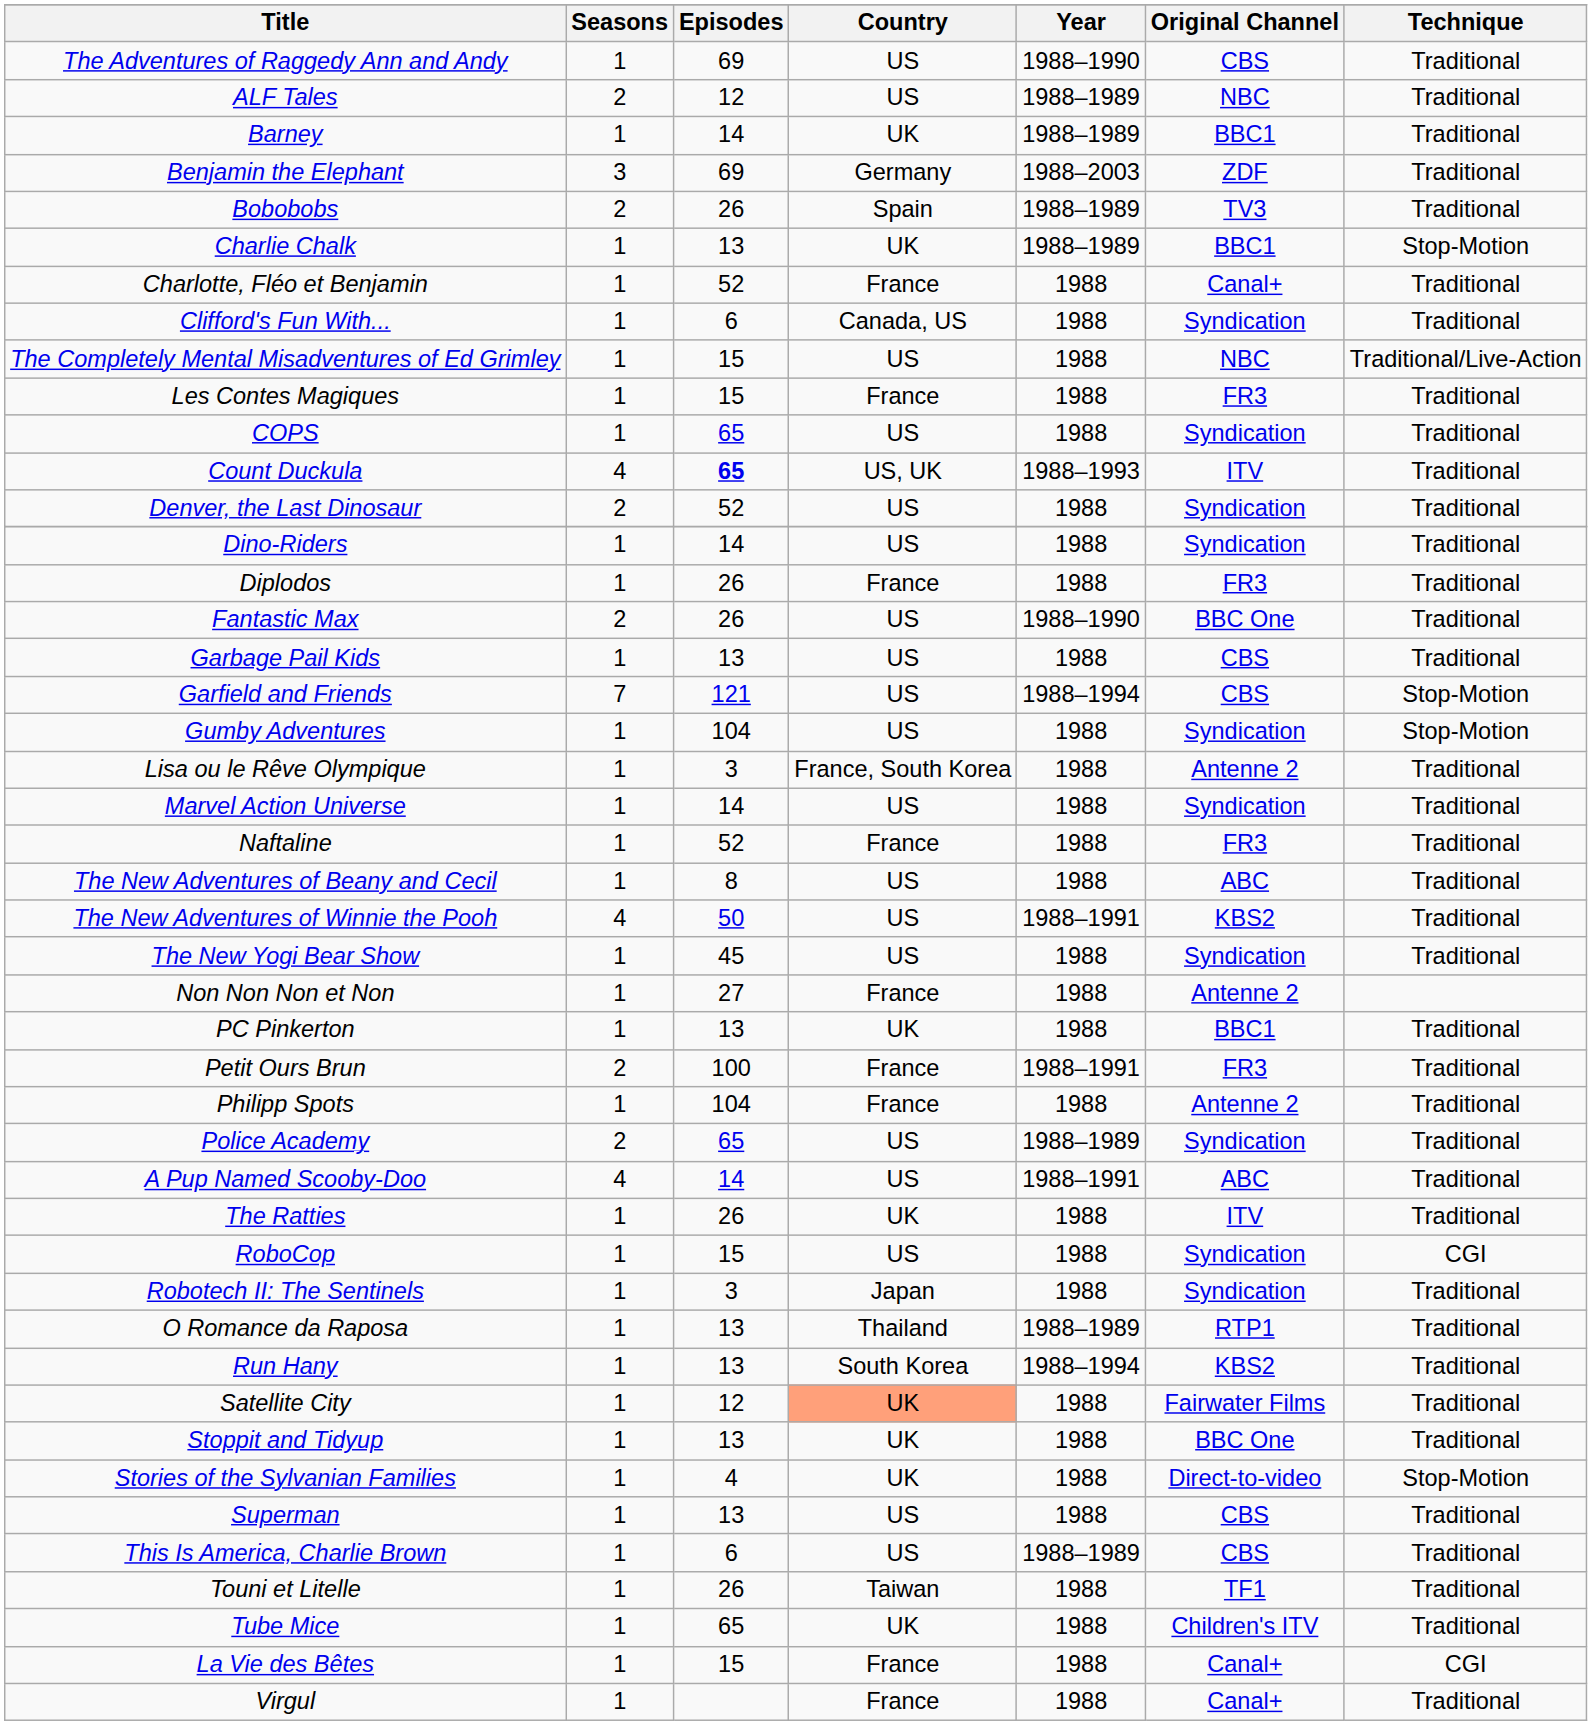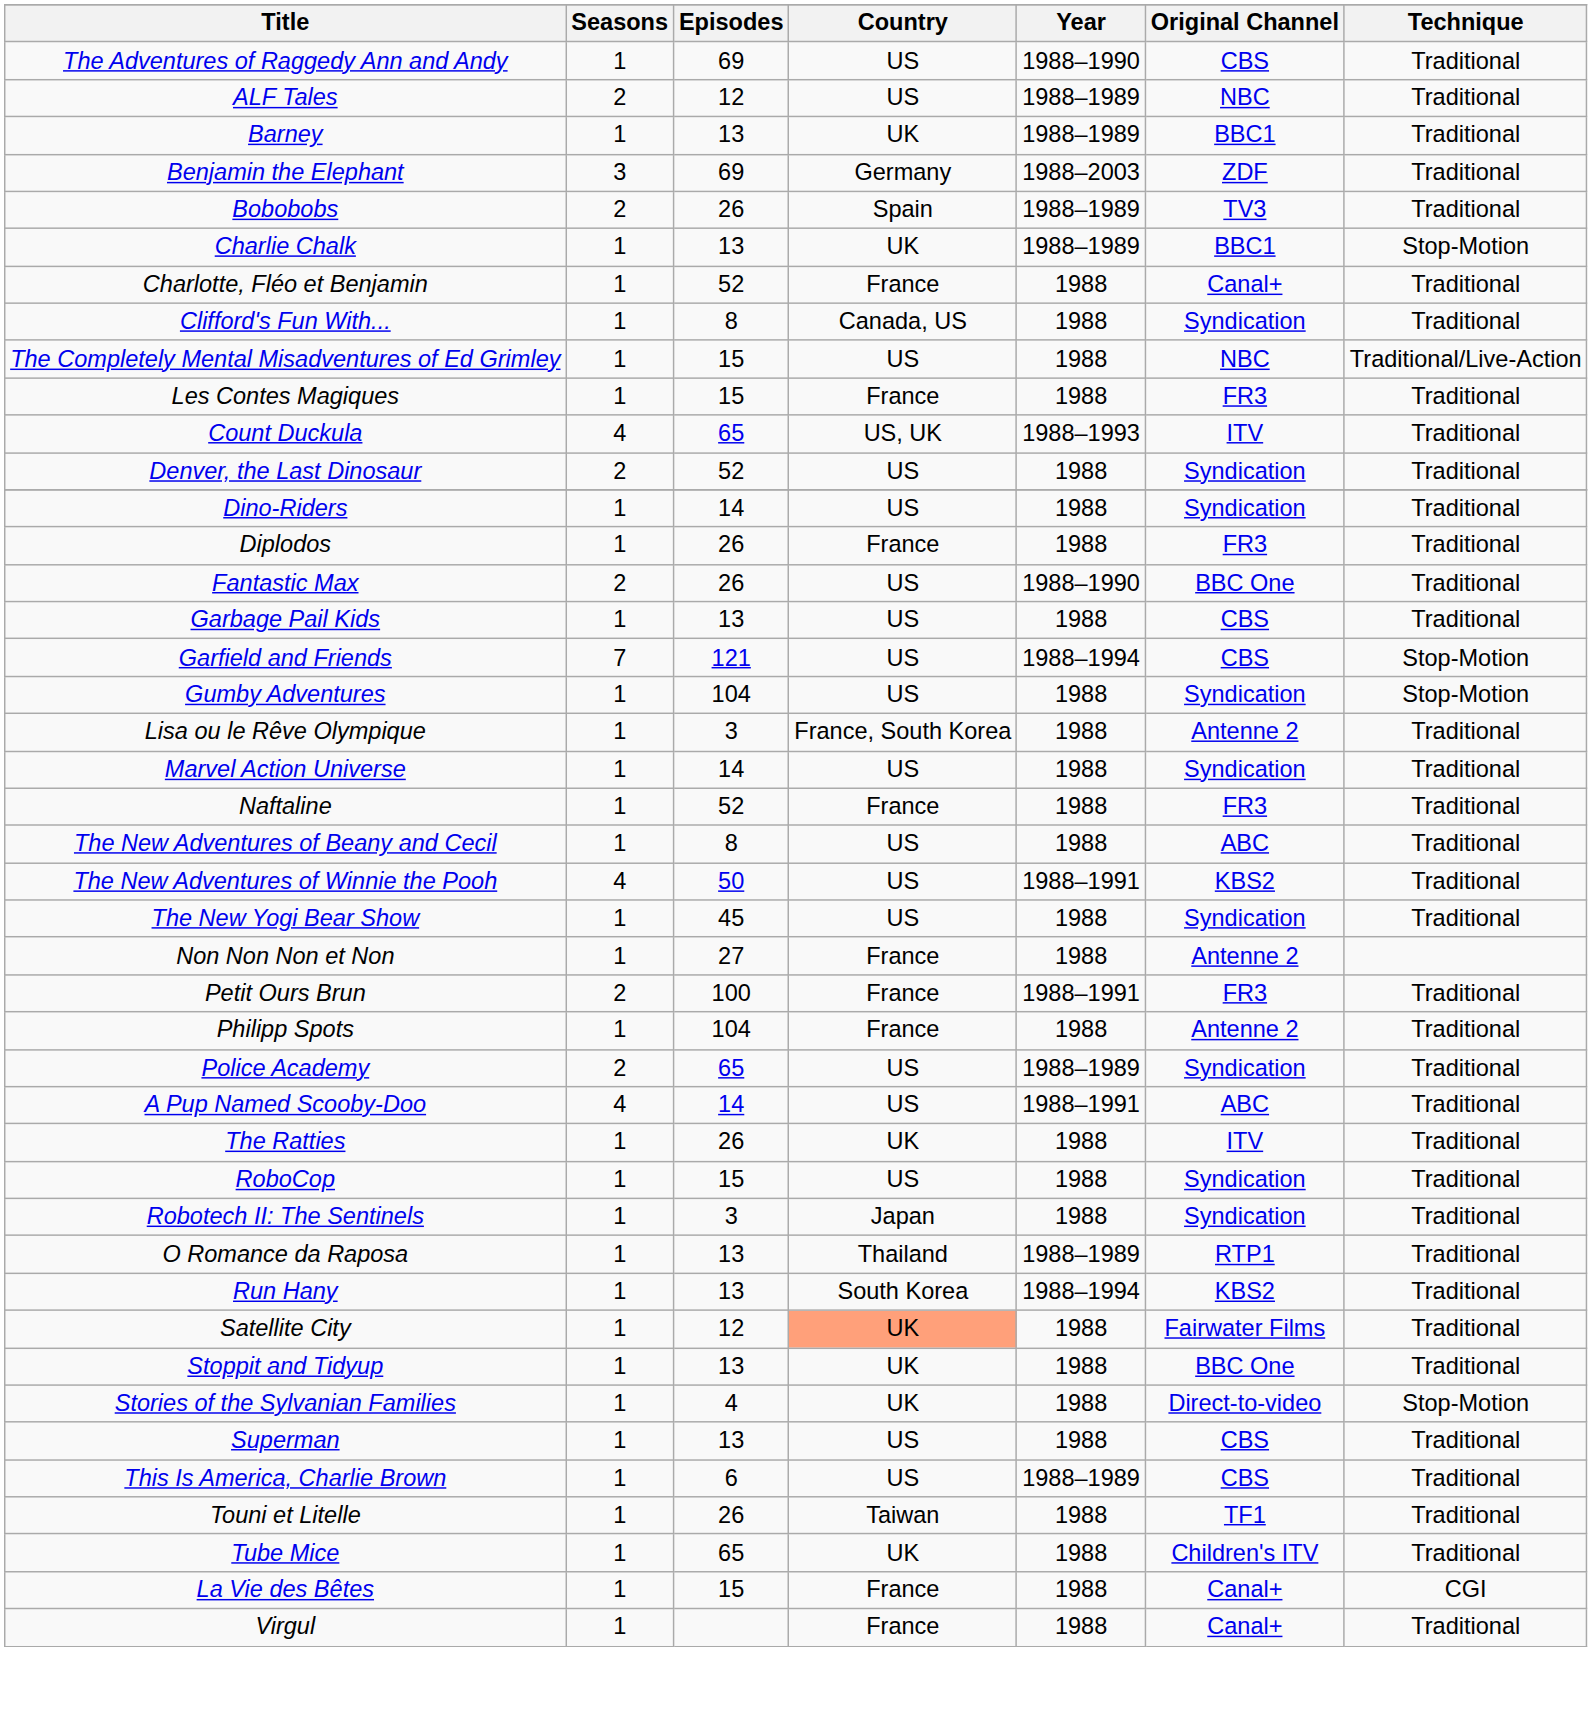(731, 135) 14 -> (731, 135) 13
(731, 321) 6 -> (731, 321) 8
- row: (285, 433)
(731, 470) bold -> (731, 433) normal
- row: (285, 1030)
(1466, 1254) CGI -> (1466, 1179) Traditional
